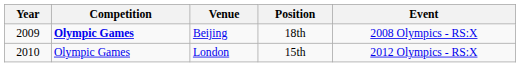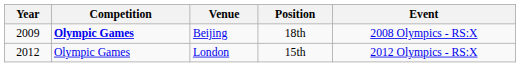(28, 52) 2010 -> (28, 52) 2012
